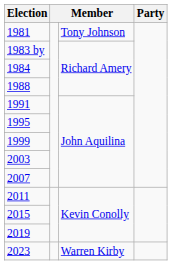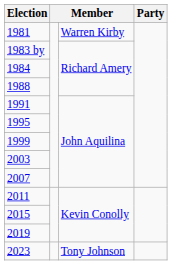(93, 31) Tony Johnson -> (93, 31) Warren Kirby
(93, 251) Warren Kirby -> (93, 251) Tony Johnson
